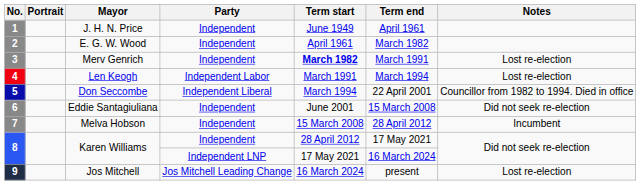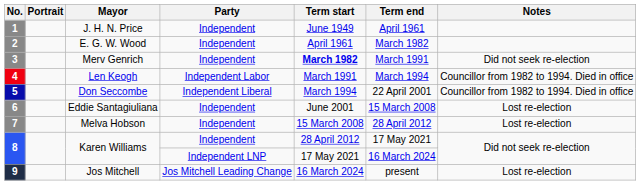(537, 60) Lost re-election -> (537, 60) Did not seek re-election
(537, 76) Lost re-election -> (537, 76) Councillor from 1982 to 1994. Died in office
(537, 108) Did not seek re-election -> (537, 108) Lost re-election
(537, 124) Incumbent -> (537, 124) Lost re-election
